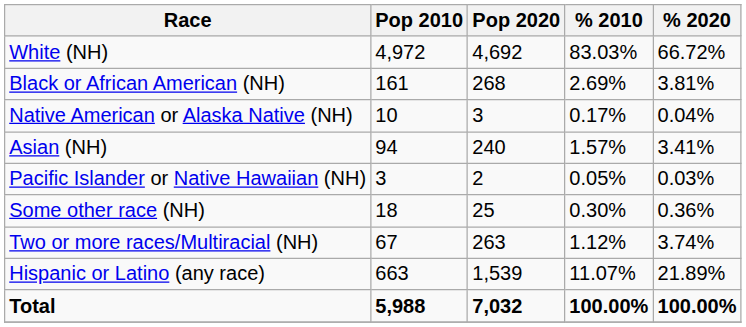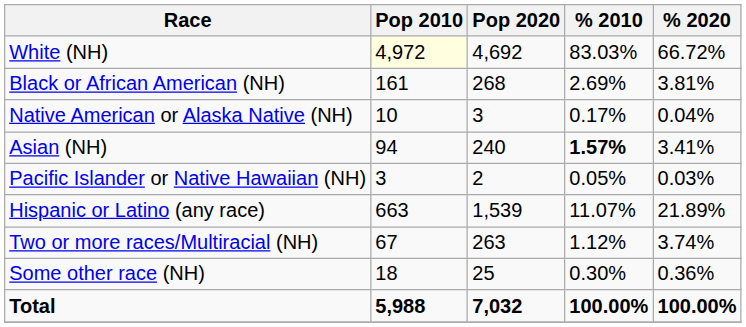(400, 52) no background -> (400, 52) lightyellow background
(598, 147) normal -> (598, 147) bold
rows swapped: (107, 210) <-> (137, 274)
